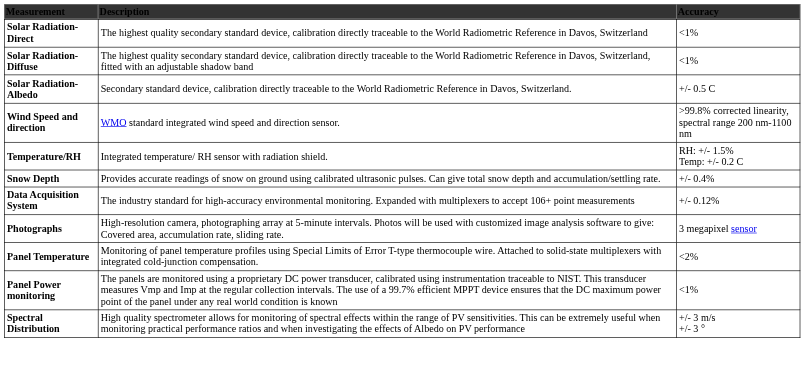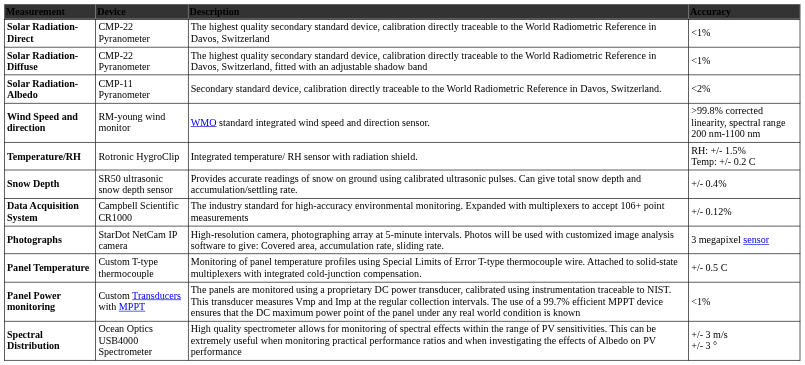+ column: (112, 11)
(697, 89) +/- 0.5 C -> (701, 89) <2%
(689, 256) <2% -> (709, 268) +/- 0.5 C
